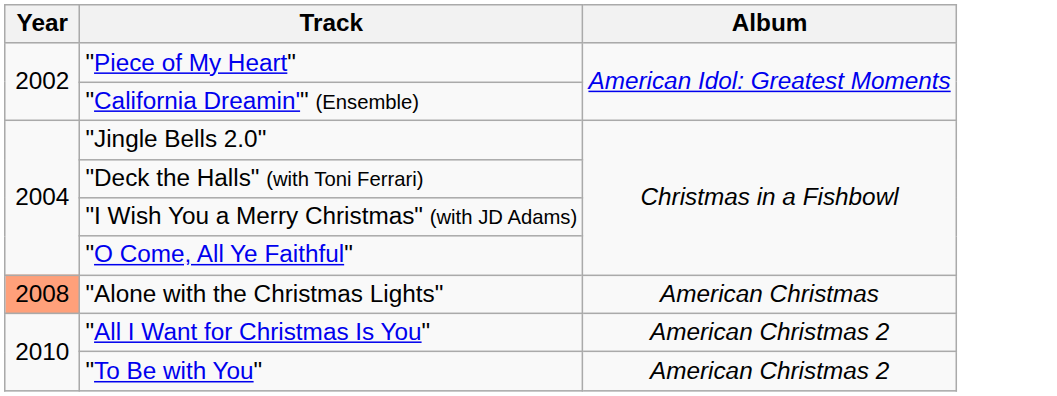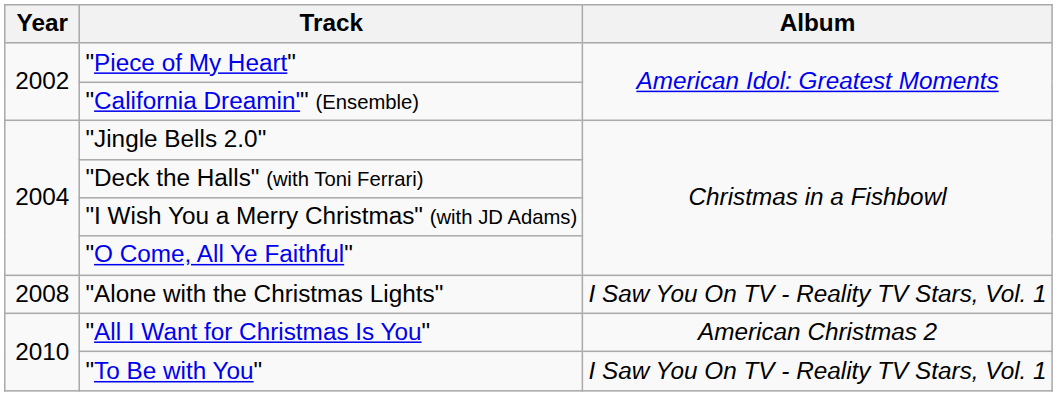(42, 293) lightsalmon background -> (42, 293) no background
(770, 293) American Christmas -> (818, 293) I Saw You On TV - Reality TV Stars, Vol. 1
(770, 370) American Christmas 2 -> (818, 370) I Saw You On TV - Reality TV Stars, Vol. 1
